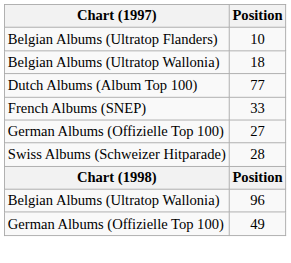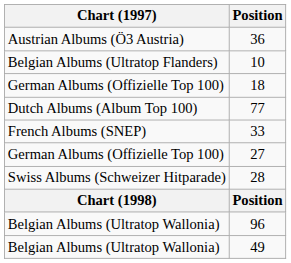+ row: (258, 39)
(114, 62) Belgian Albums (Ultratop Wallonia) -> (116, 85) German Albums (Offizielle Top 100)
(116, 223) German Albums (Offizielle Top 100) -> (114, 246) Belgian Albums (Ultratop Wallonia)
